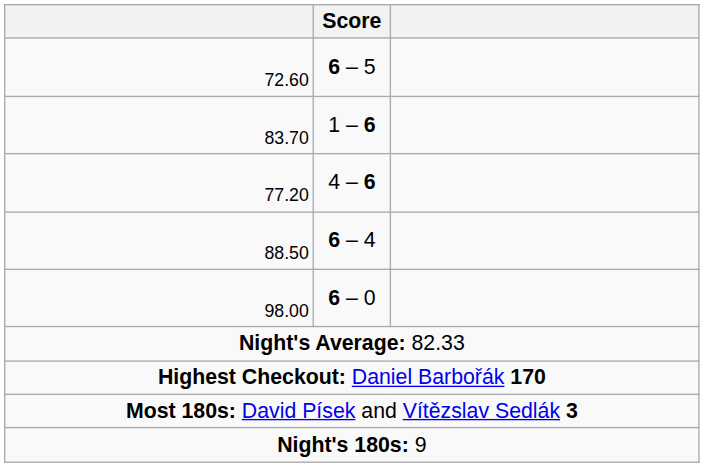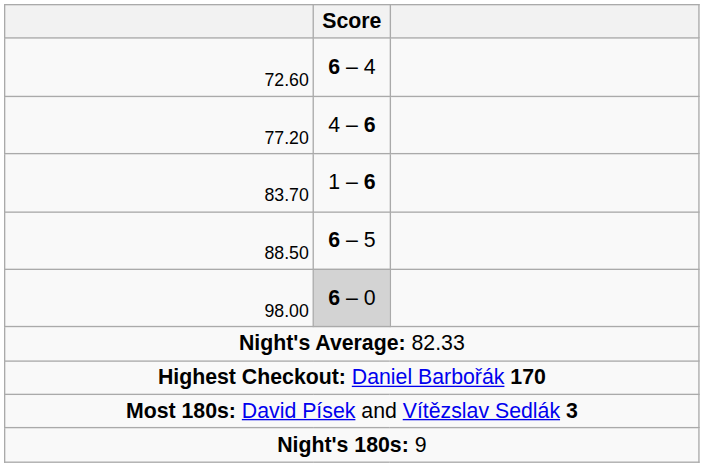(352, 67) 6 – 5 -> (352, 67) 6 – 4
rows swapped: (287, 138) <-> (287, 195)
(352, 240) 6 – 4 -> (352, 240) 6 – 5
(352, 297) no background -> (352, 297) lightgrey background
